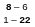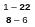rows swapped: (17, 20) <-> (17, 6)
